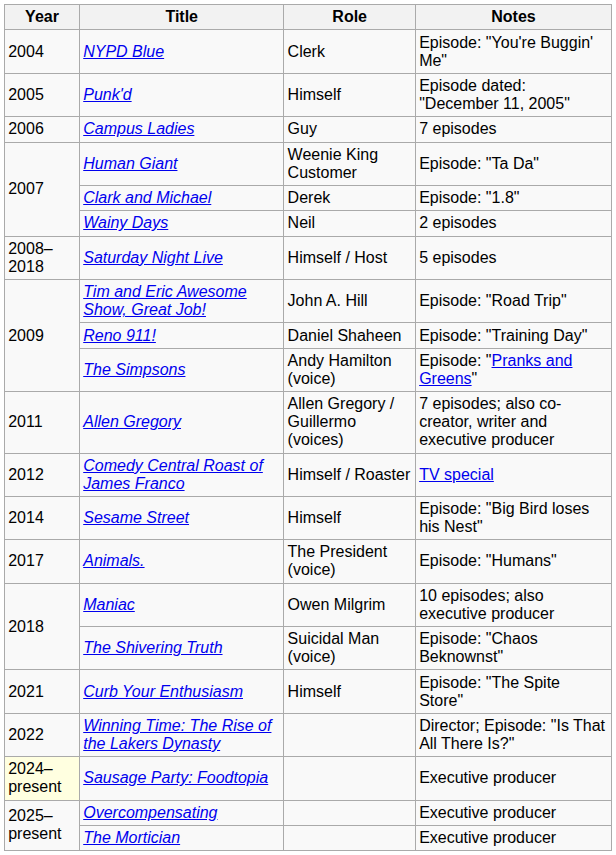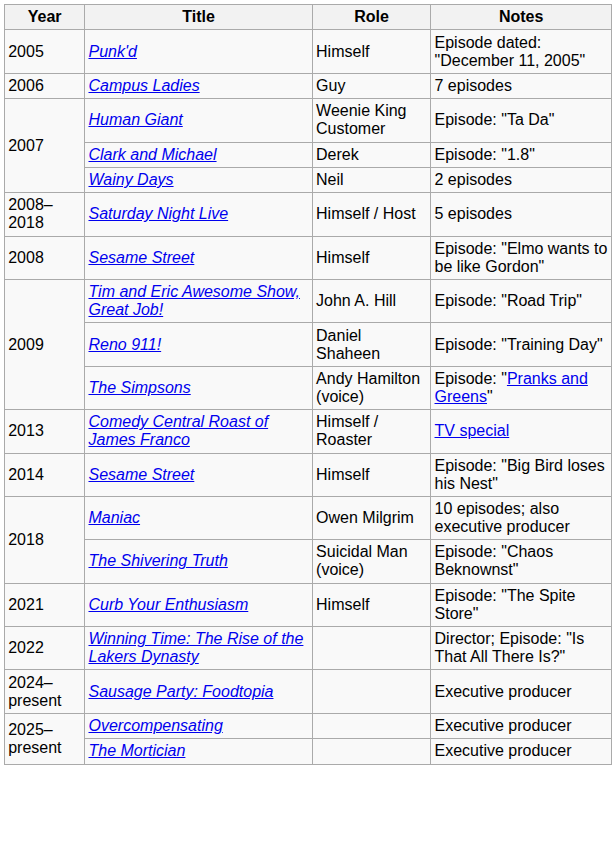- row: (124, 51)
+ row: (141, 257)
- row: (132, 422)
(26, 474) 2012 -> (26, 431) 2013
- row: (114, 561)
(35, 778) lightyellow background -> (35, 691) no background
